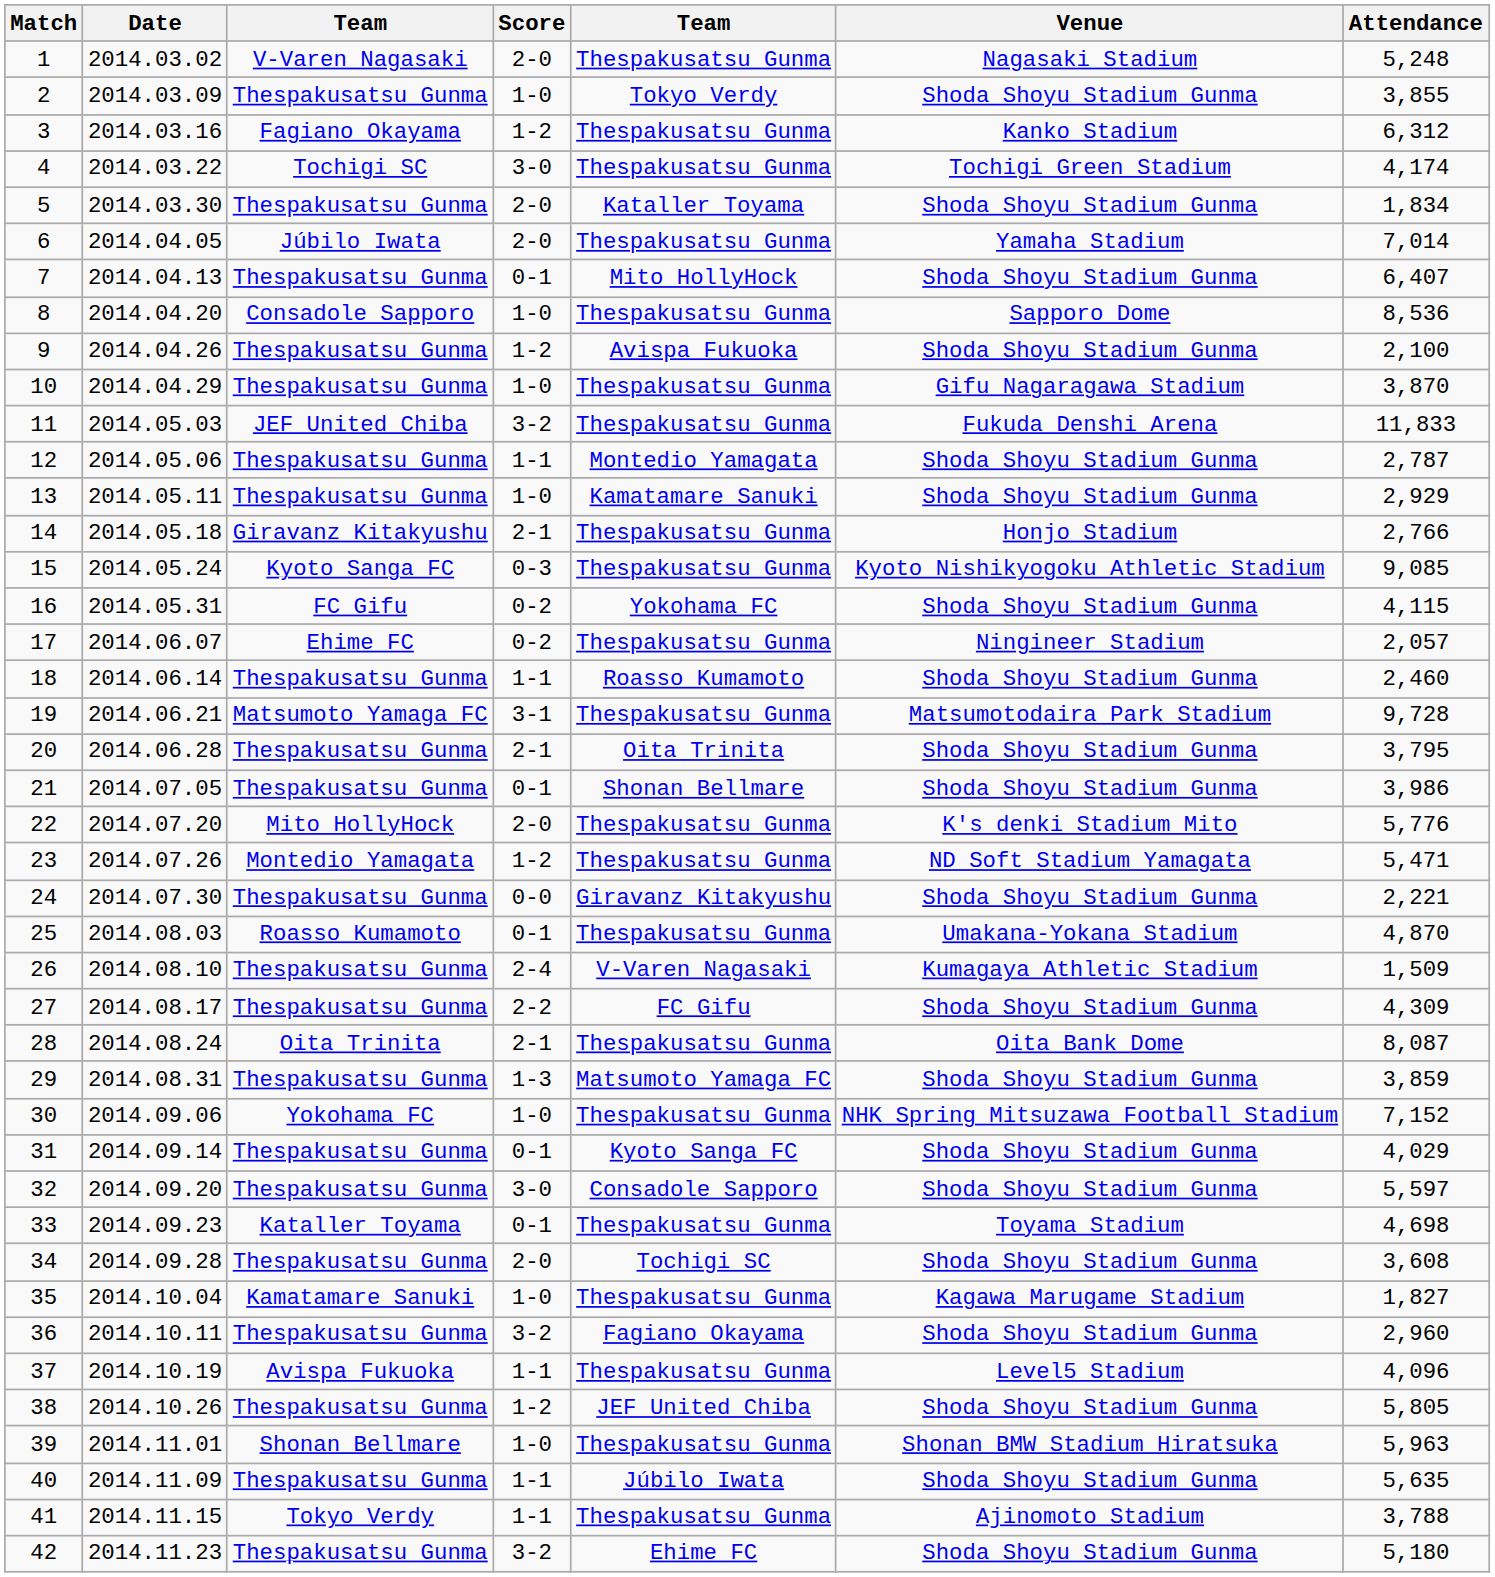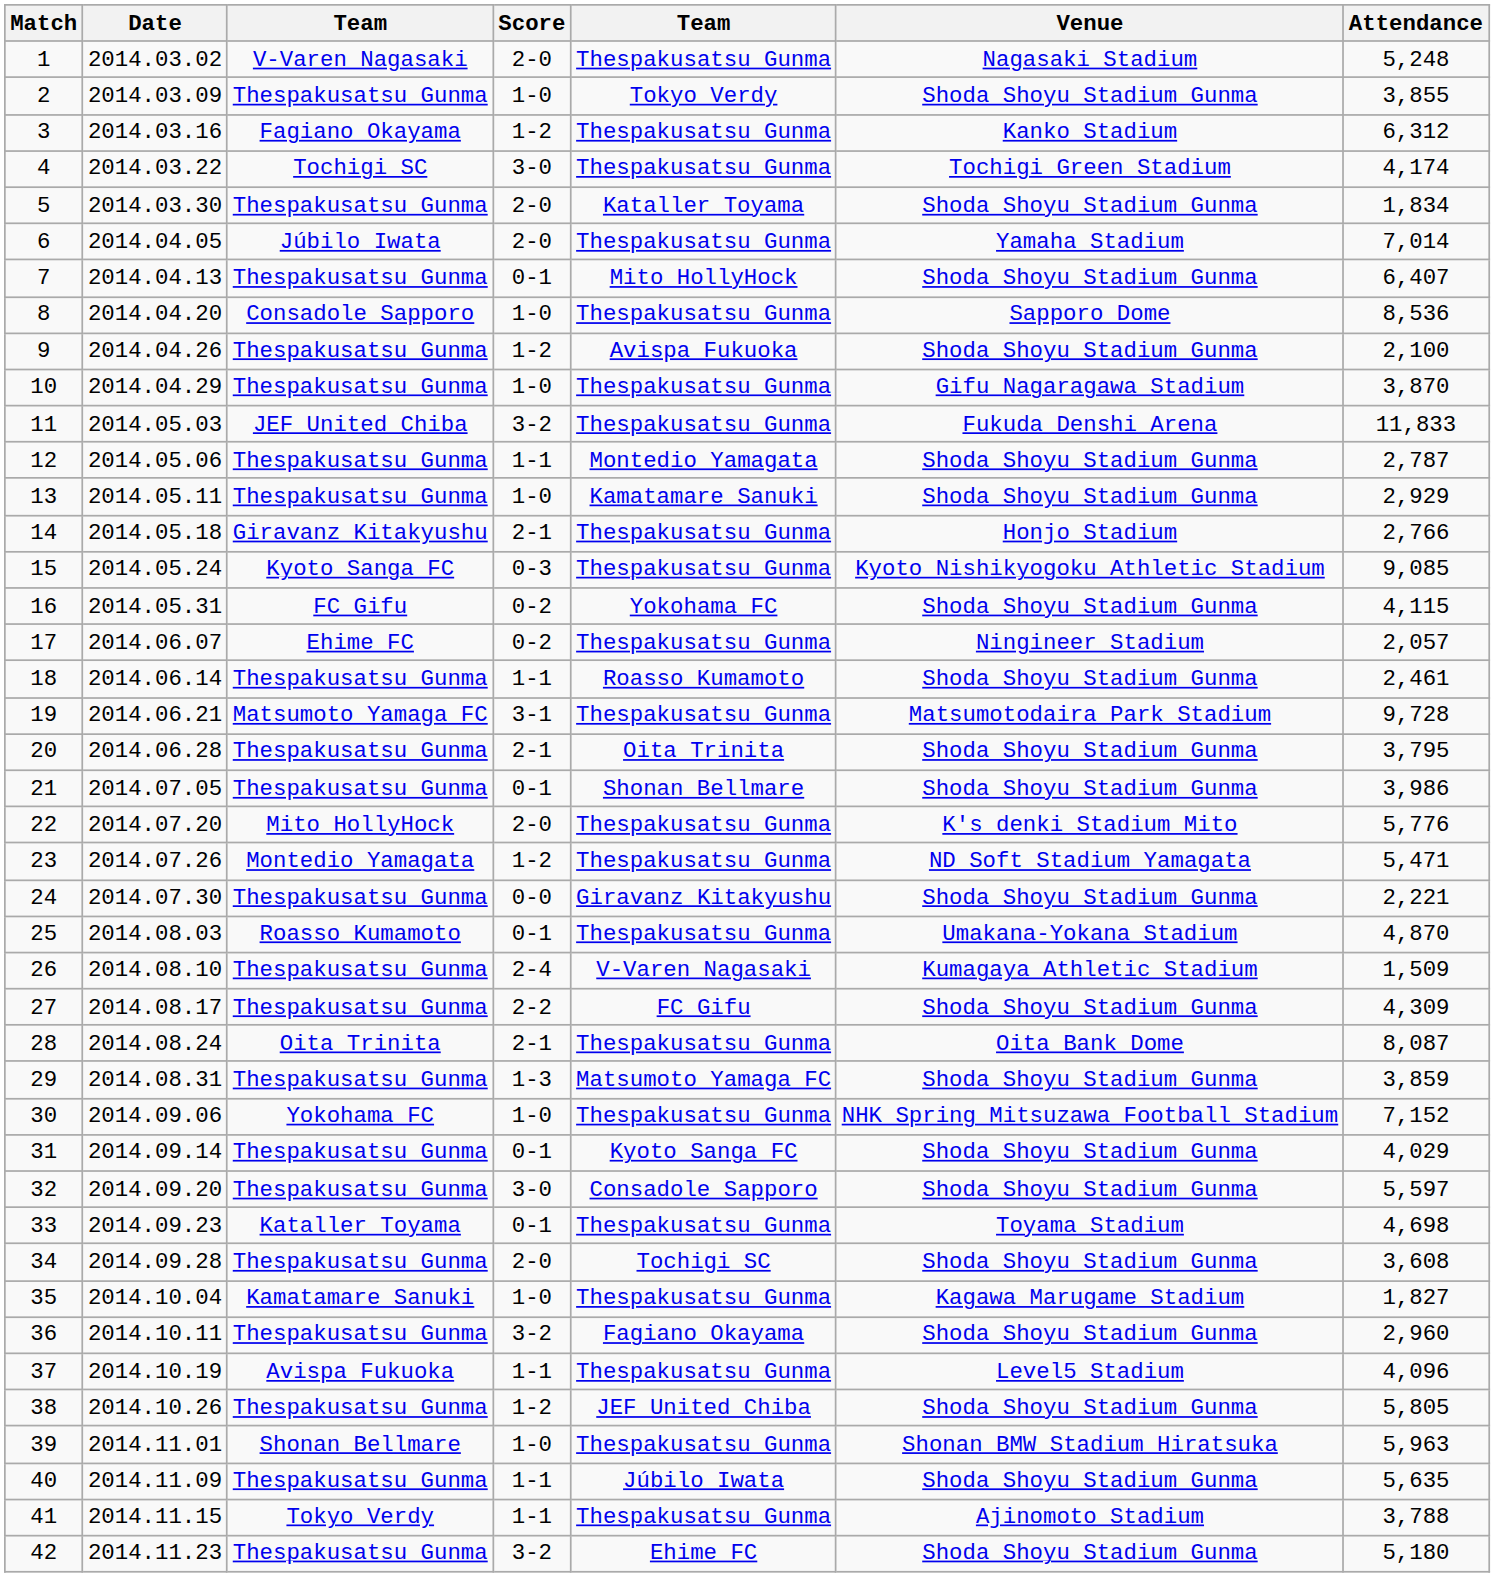(1416, 679) 2,460 -> (1416, 679) 2,461
